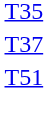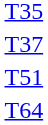+ row: (24, 109)
